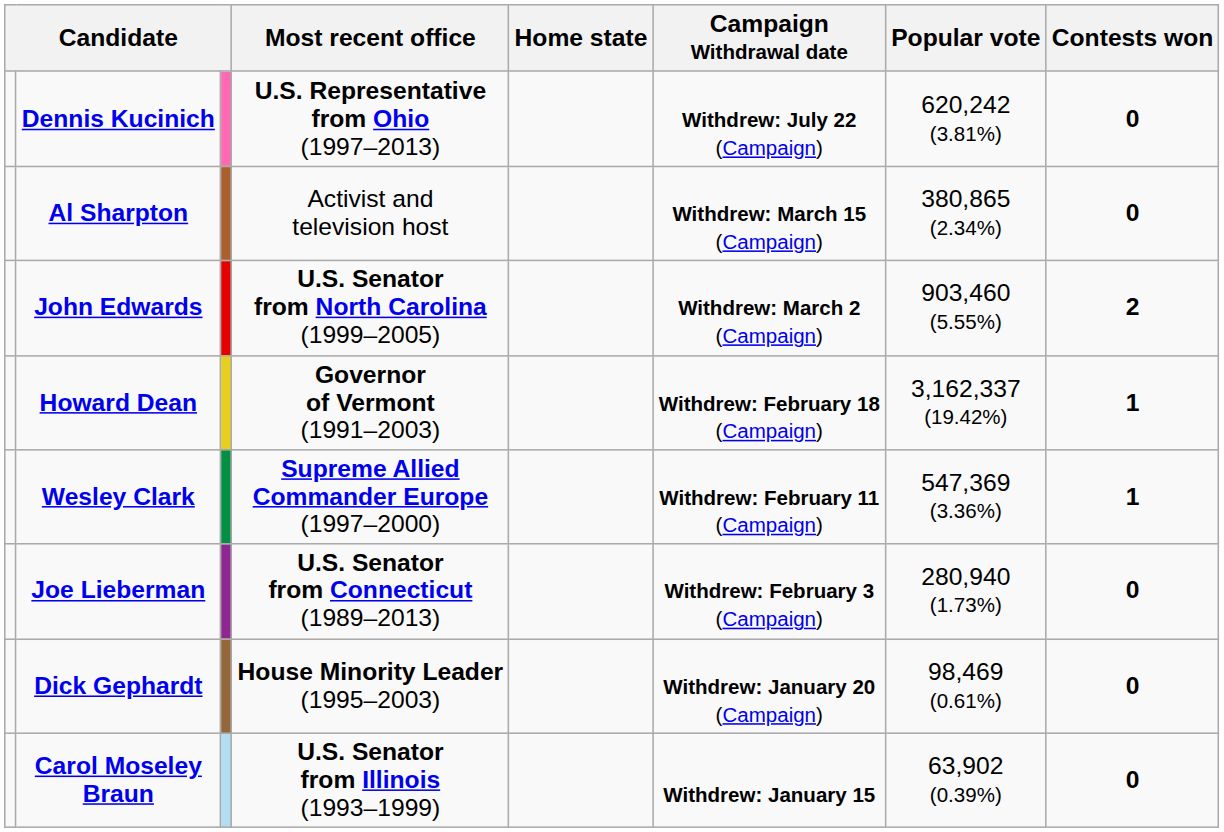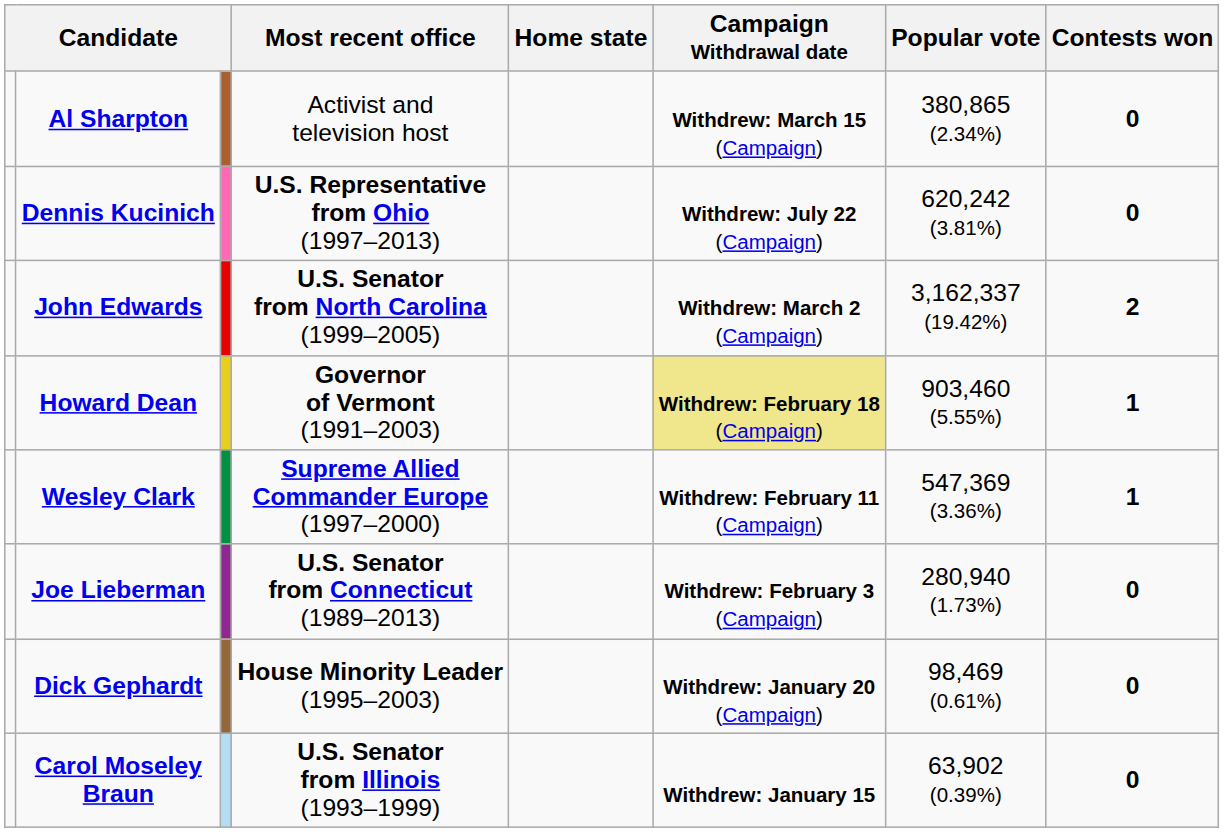rows swapped: (118, 118) <-> (118, 213)
(966, 307) 903,460 (5.55%) -> (966, 307) 3,162,337 (19.42%)
(769, 415) no background -> (769, 415) khaki background
(966, 402) 3,162,337 (19.42%) -> (966, 402) 903,460 (5.55%)
